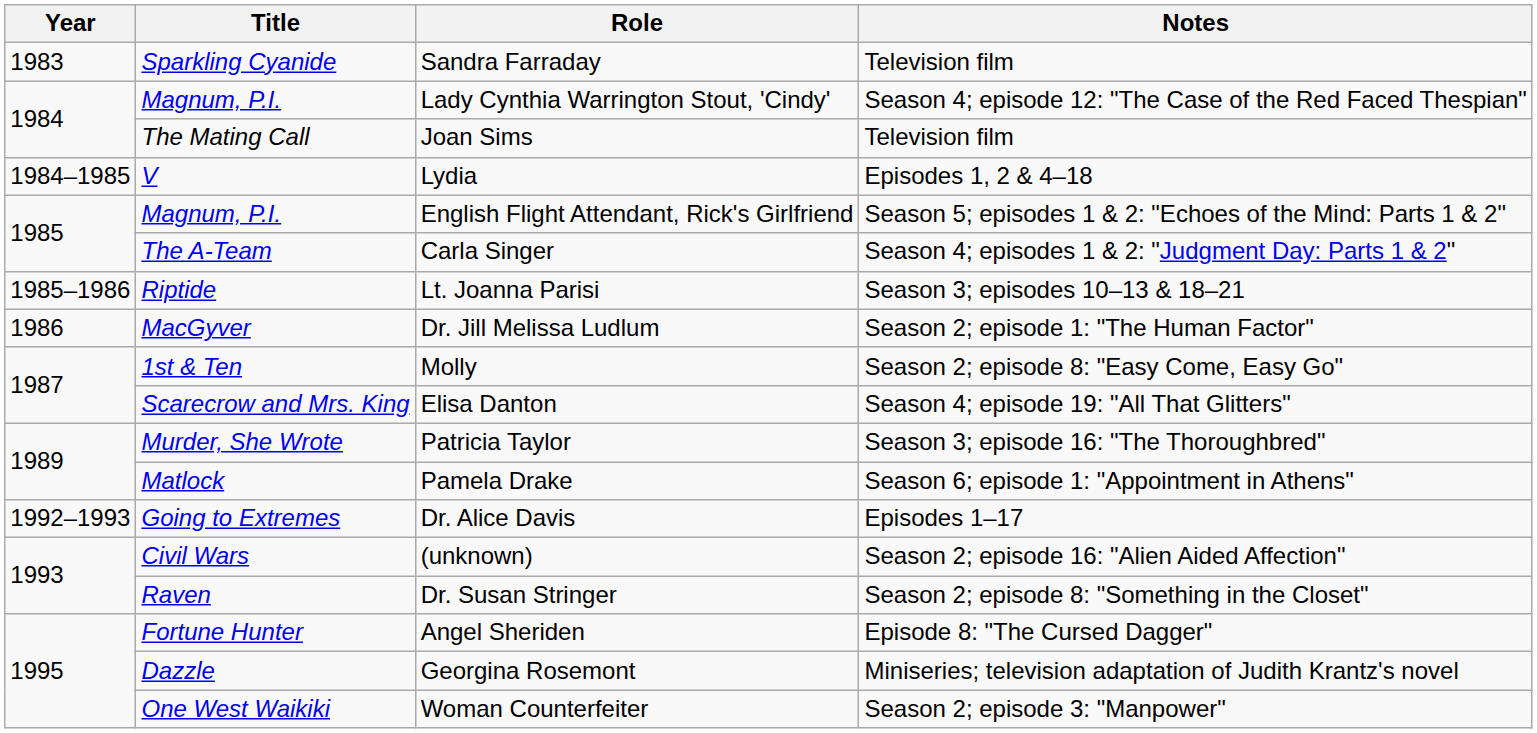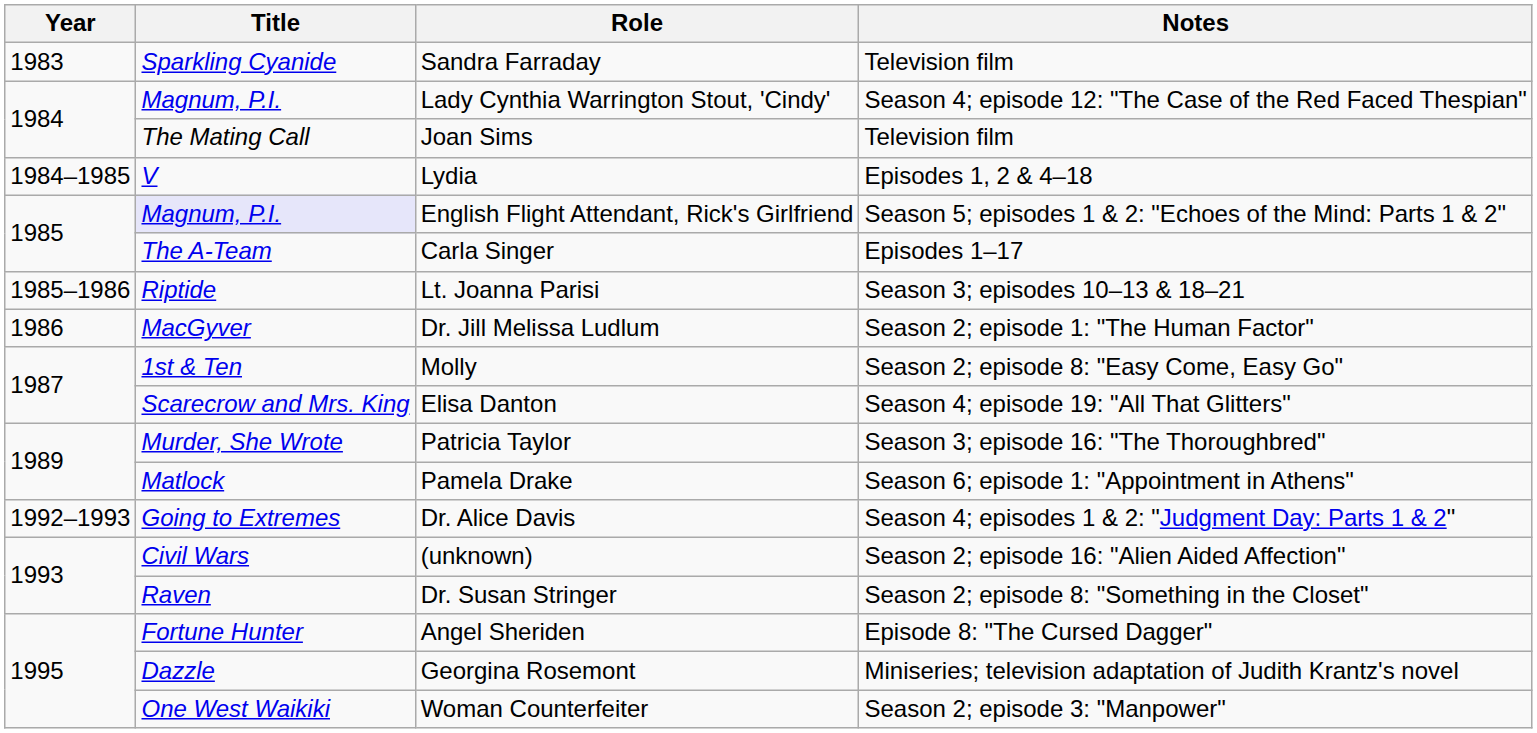(211, 213) no background -> (211, 213) lavender background
(1160, 251) Season 4; episodes 1 & 2: "Judgment Day: Parts 1 & 2" -> (944, 251) Episodes 1–17
(944, 518) Episodes 1–17 -> (1160, 518) Season 4; episodes 1 & 2: "Judgment Day: Parts 1 & 2"
